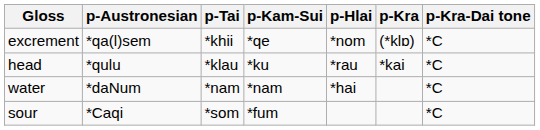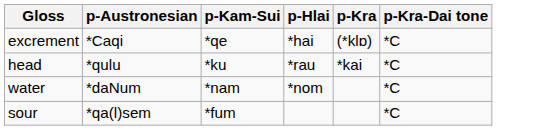- column: (222, 16)
(118, 40) *qa(l)sem -> (105, 40) *Caqi
(348, 40) *nom -> (301, 40) *hai
(343, 88) *hai -> (305, 88) *nom
(105, 112) *Caqi -> (118, 112) *qa(l)sem
